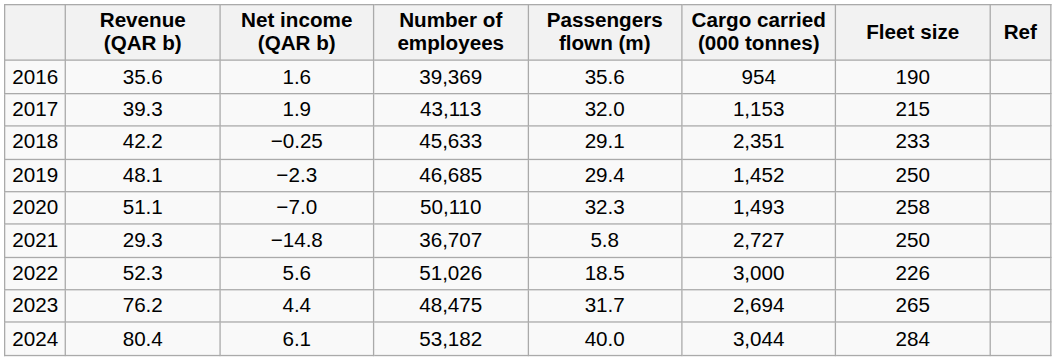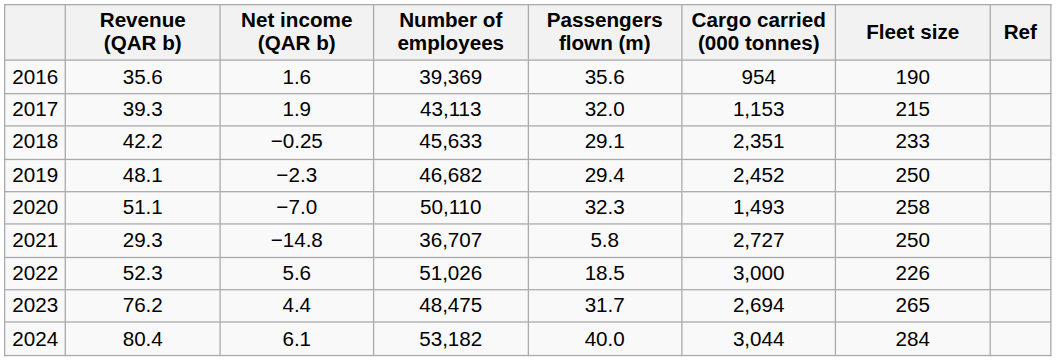(451, 175) 46,685 -> (451, 175) 46,682
(759, 175) 1,452 -> (759, 175) 2,452
